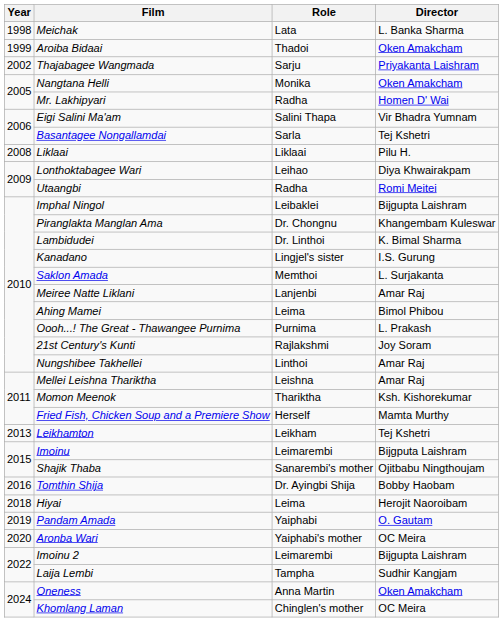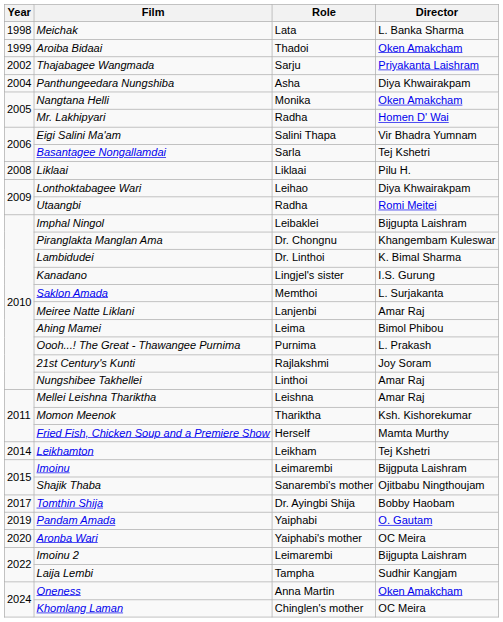+ row: (105, 83)
(19, 433) 2013 -> (19, 450) 2014
(19, 485) 2016 -> (19, 503) 2017
- row: (49, 503)
